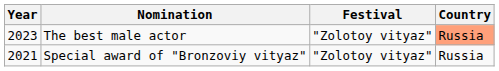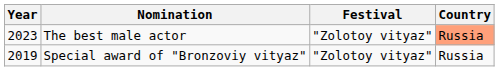(22, 55) 2021 -> (22, 55) 2019
